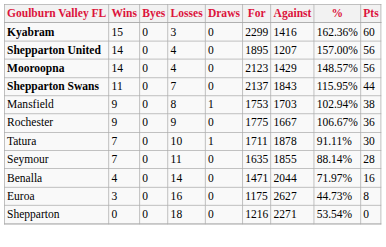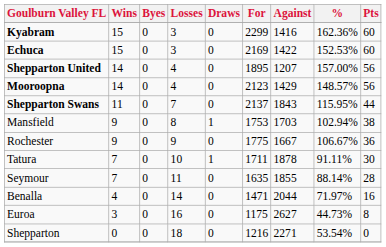+ row: (25, 50)
